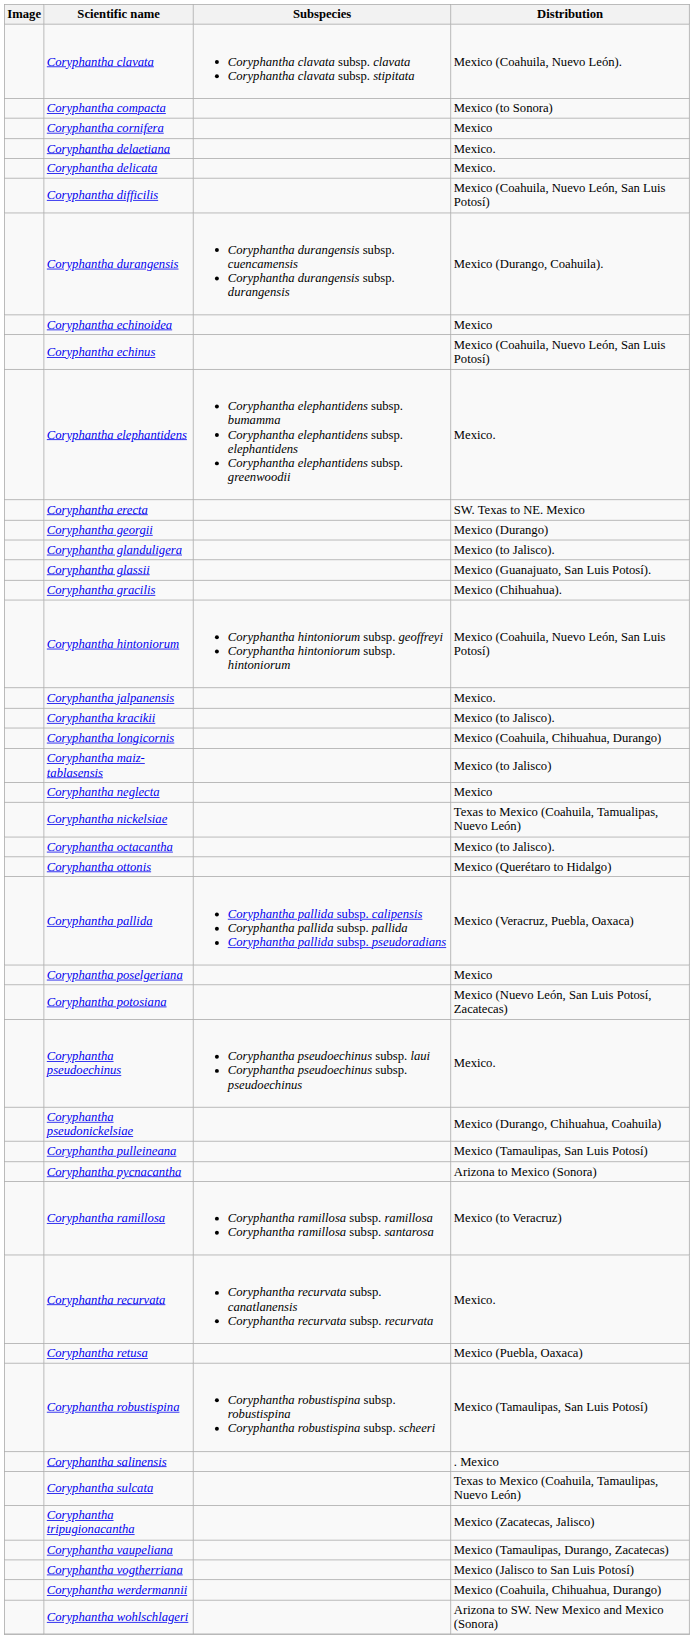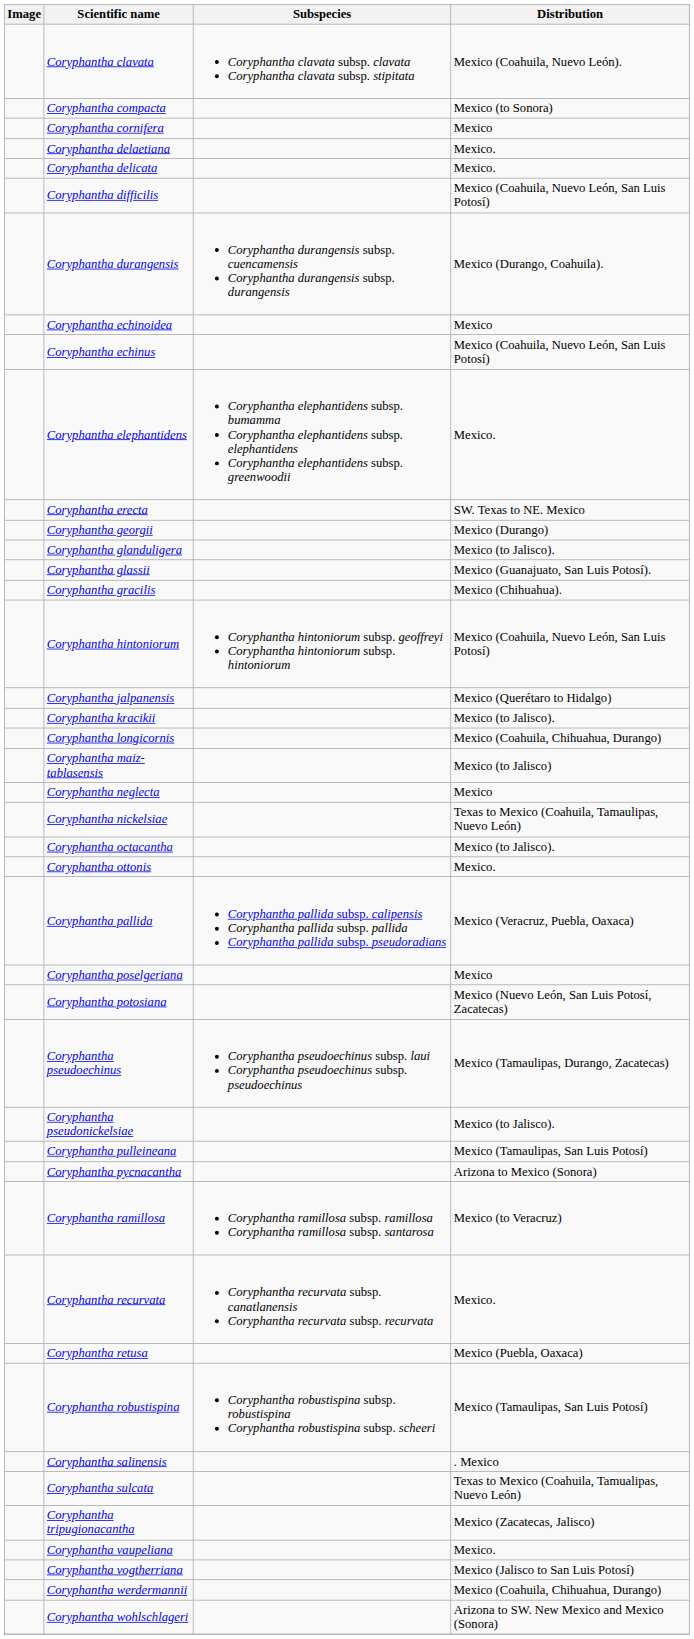(475, 698) Mexico. -> (533, 698) Mexico (Querétaro to Hidalgo)
(556, 819) Texas to Mexico (Coahuila, Tamualipas, Nuevo León) -> (556, 819) Texas to Mexico (Coahuila, Tamaulipas, Nuevo León)
(533, 866) Mexico (Querétaro to Hidalgo) -> (475, 866) Mexico.
(475, 1063) Mexico. -> (561, 1063) Mexico (Tamaulipas, Durango, Zacatecas)
(558, 1124) Mexico (Durango, Chihuahua, Coahuila) -> (504, 1124) Mexico (to Jalisco).
(556, 1488) Texas to Mexico (Coahuila, Tamaulipas, Nuevo León) -> (556, 1488) Texas to Mexico (Coahuila, Tamualipas, Nuevo León)
(561, 1549) Mexico (Tamaulipas, Durango, Zacatecas) -> (475, 1549) Mexico.
